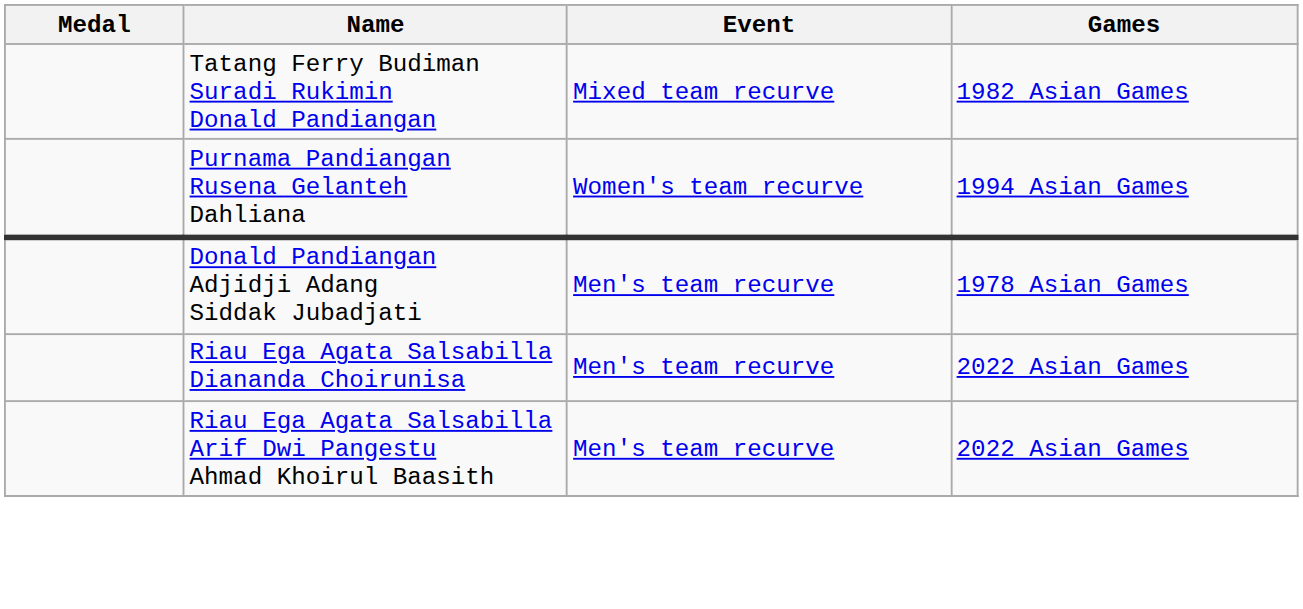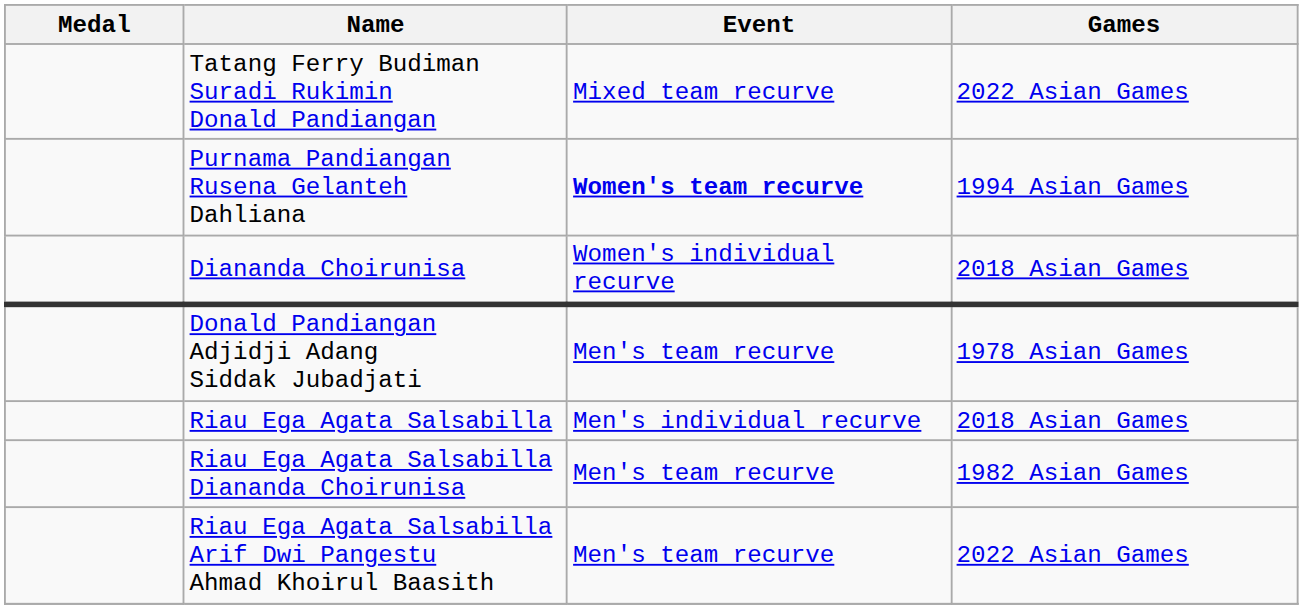(1073, 92) 1982 Asian Games -> (1073, 92) 2022 Asian Games
(718, 187) normal -> (718, 187) bold
+ row: (327, 268)
+ row: (371, 421)
(1073, 367) 2022 Asian Games -> (1073, 474) 1982 Asian Games
